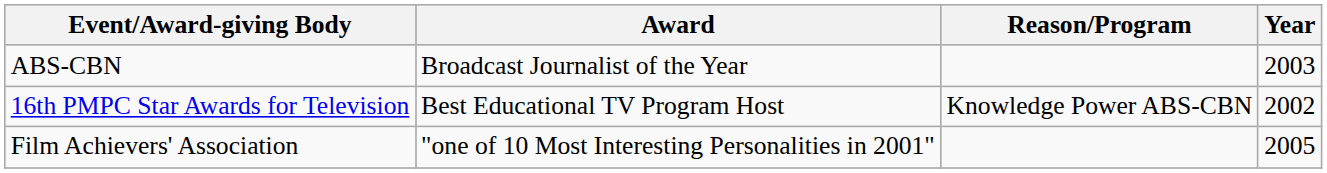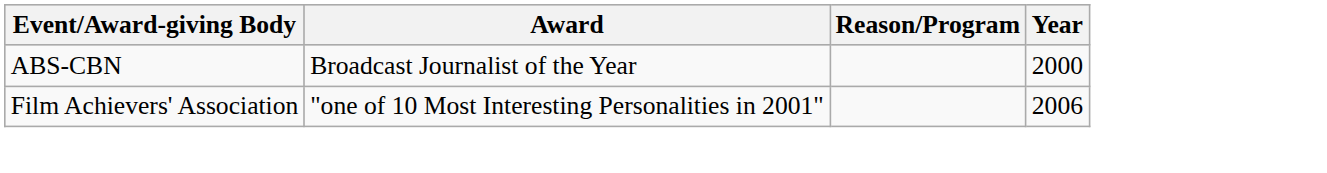(1290, 65) 2003 -> (1057, 65) 2000
- row: (210, 106)
(1290, 146) 2005 -> (1057, 106) 2006
